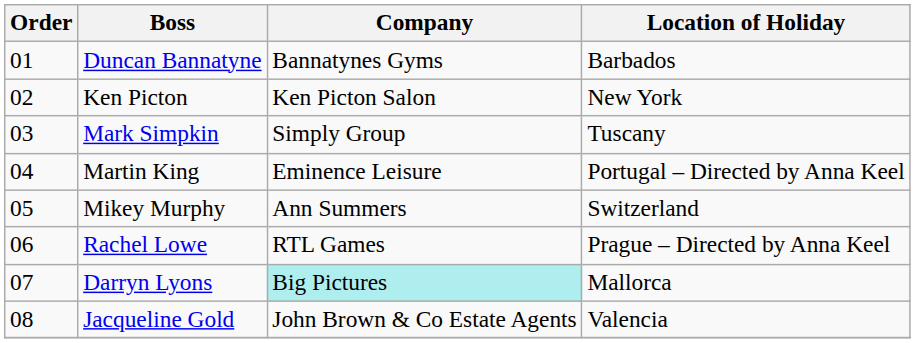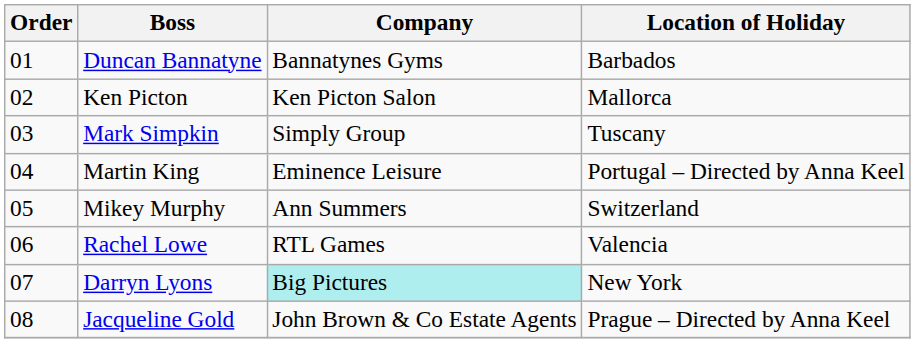(635, 97) New York -> (630, 97) Mallorca
(739, 245) Prague – Directed by Anna Keel -> (628, 245) Valencia
(630, 282) Mallorca -> (635, 282) New York
(628, 319) Valencia -> (739, 319) Prague – Directed by Anna Keel
